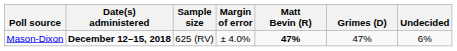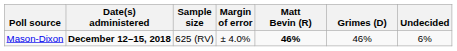(291, 38) 47% -> (291, 38) 46%
(362, 38) 47% -> (362, 38) 46%
